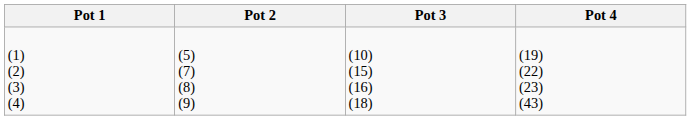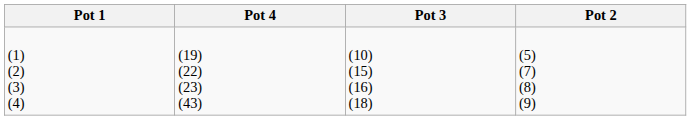columns swapped: (260, 15) <-> (601, 15)
